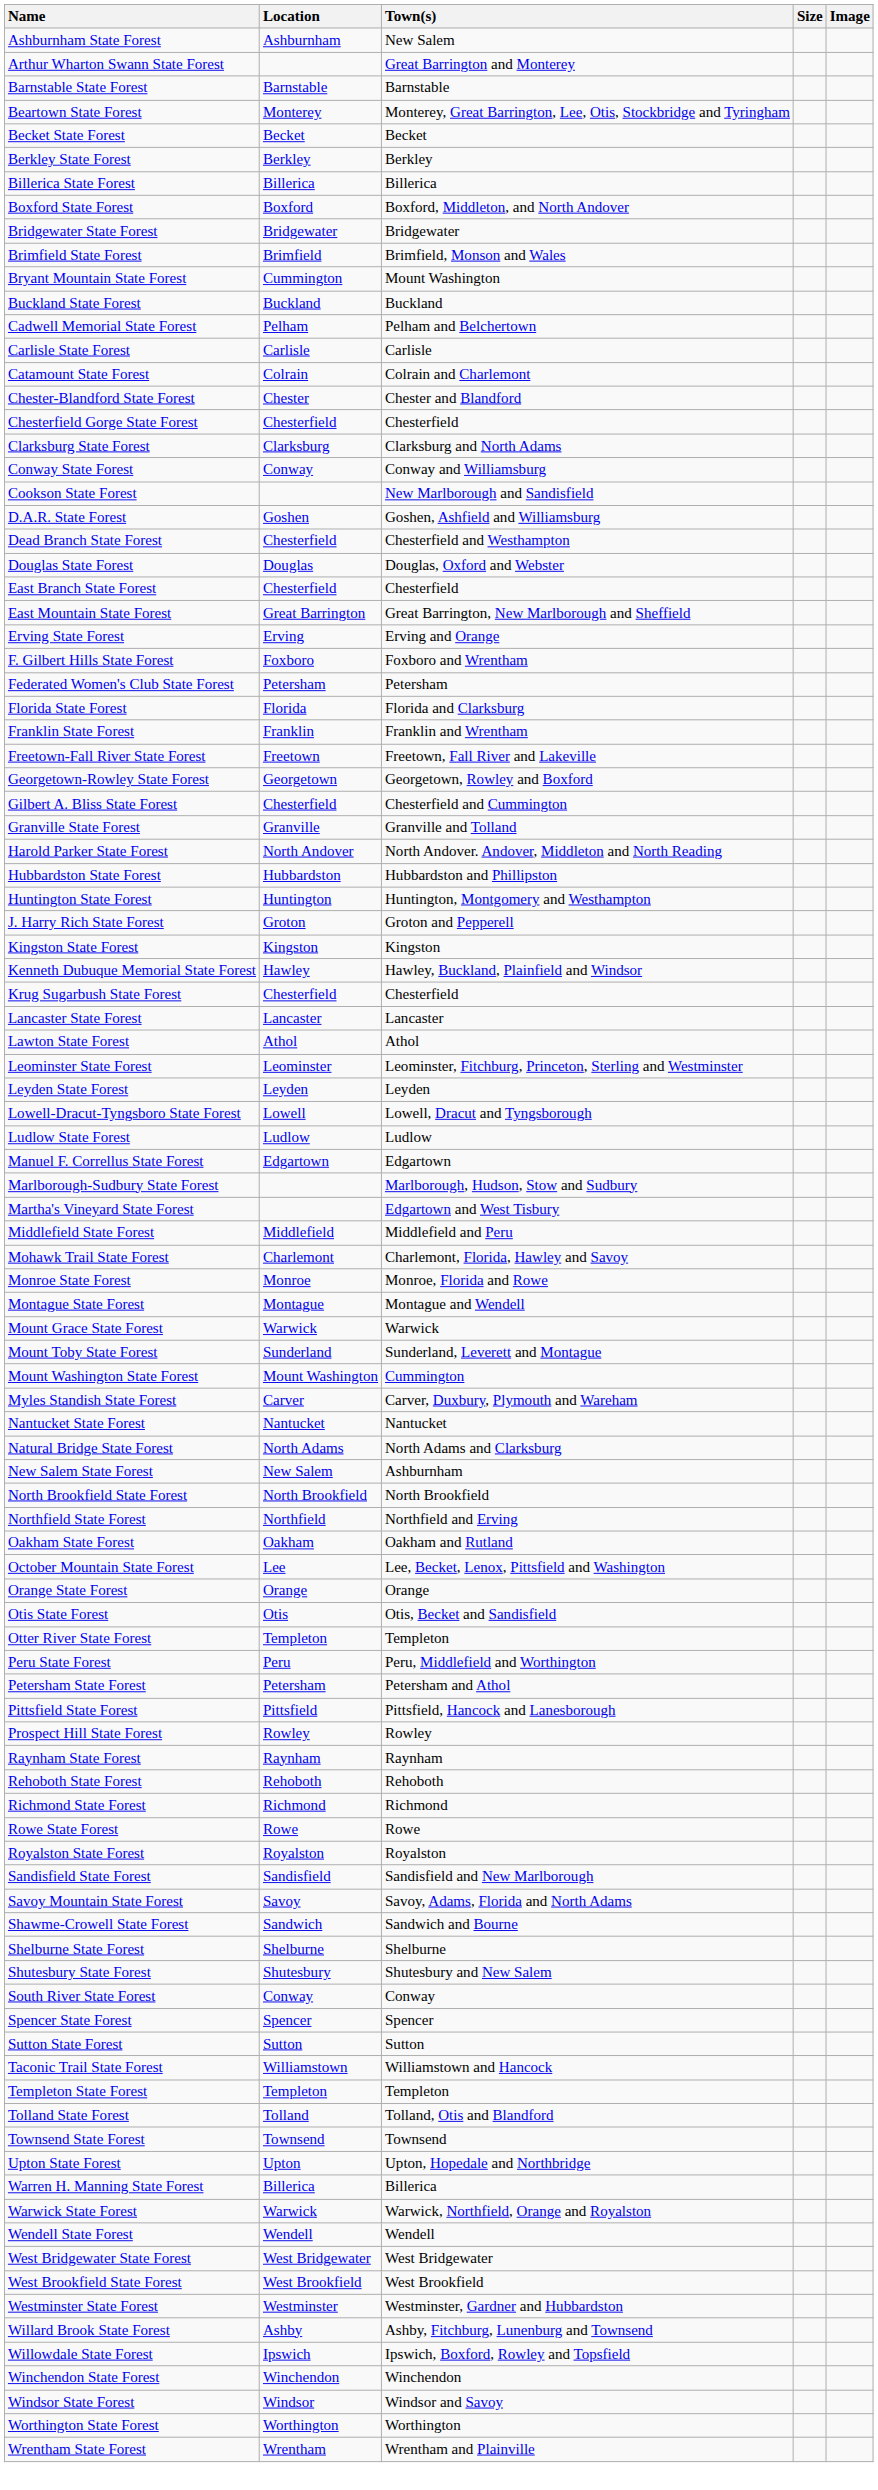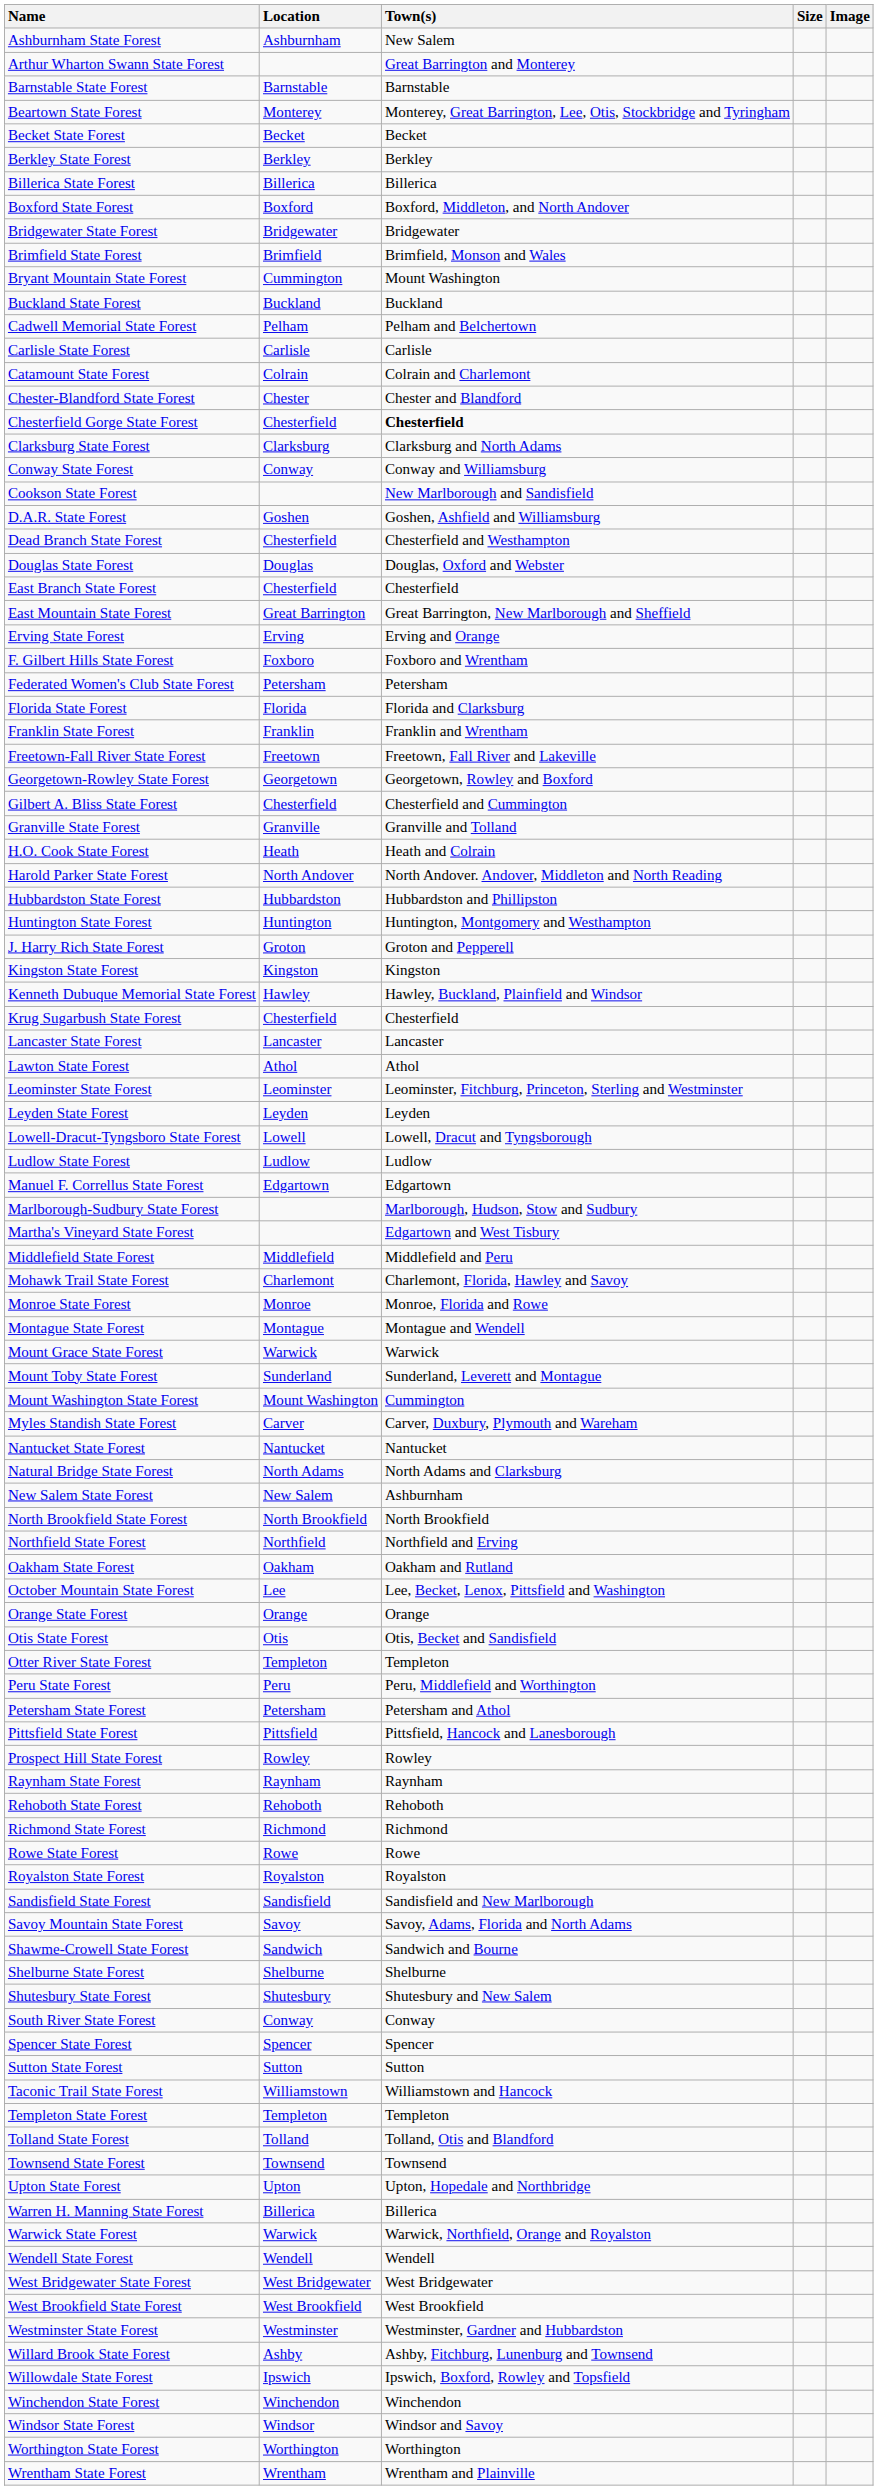(422, 421) normal -> (424, 421) bold
+ row: (78, 851)
